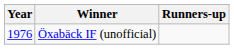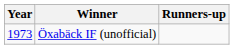(20, 34) 1976 -> (20, 34) 1973
